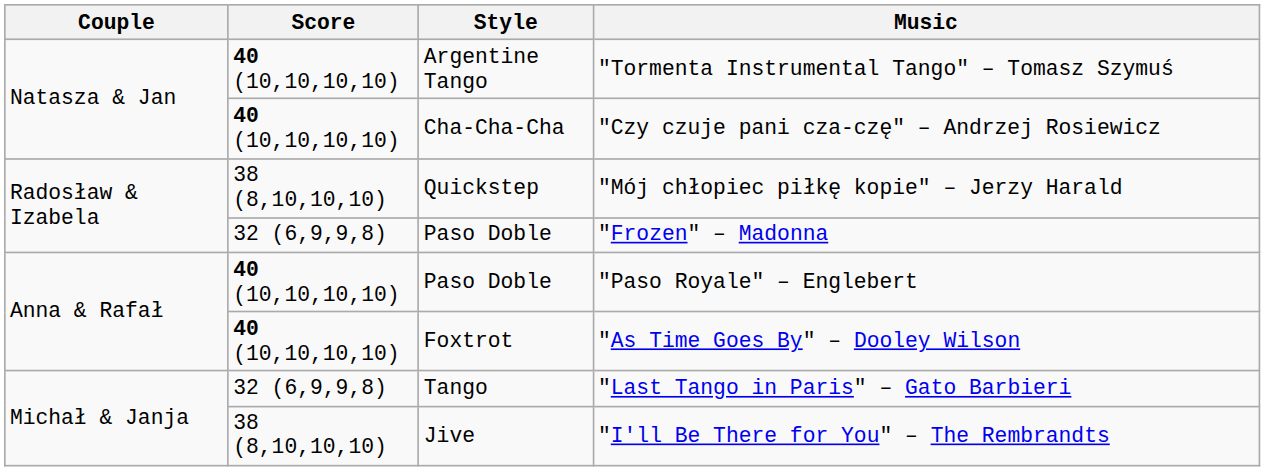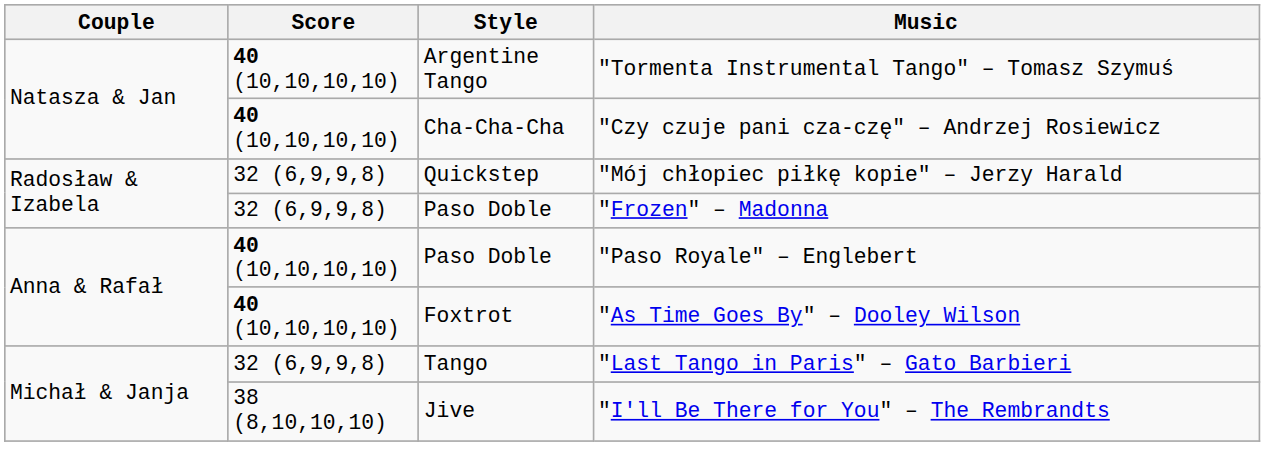(310, 188) 38 (8,10,10,10) -> (310, 176) 32 (6,9,9,8)
